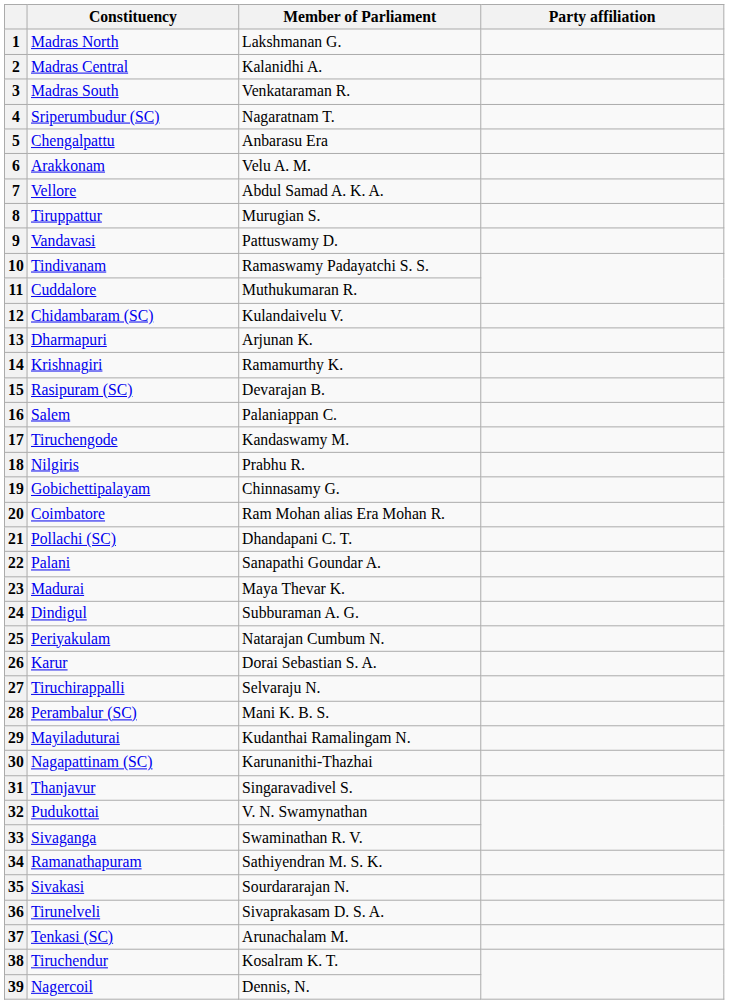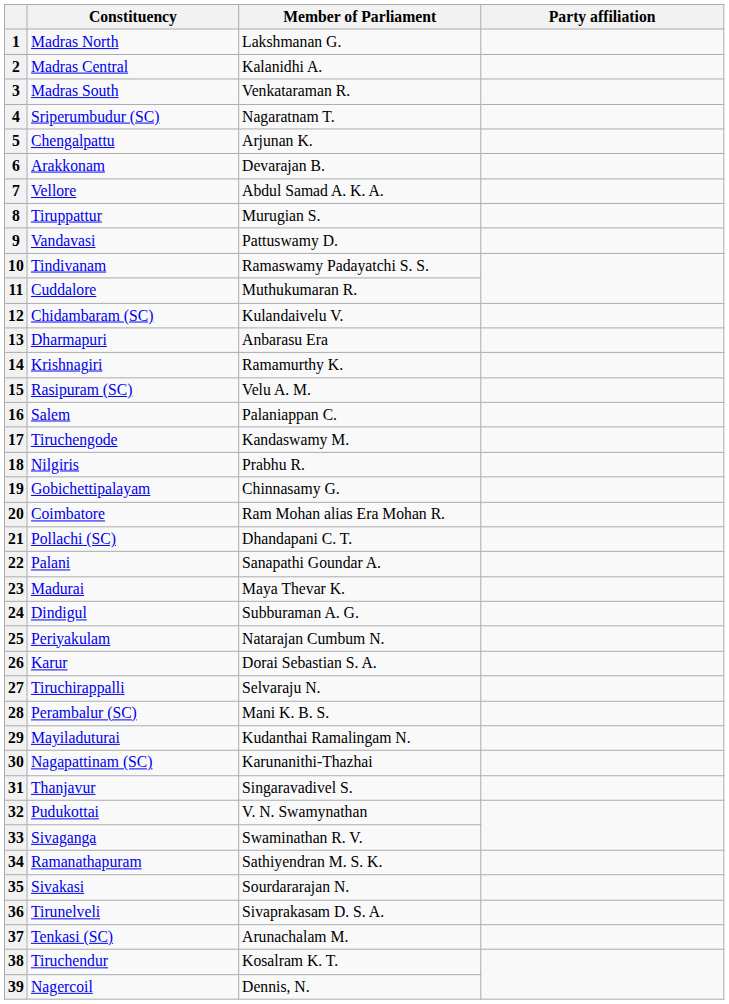(285, 141) Anbarasu Era -> (277, 141) Arjunan K.
(276, 166) Velu A. M. -> (283, 166) Devarajan B.
(277, 340) Arjunan K. -> (285, 340) Anbarasu Era
(283, 389) Devarajan B. -> (276, 389) Velu A. M.
